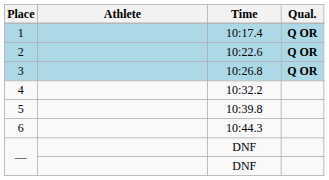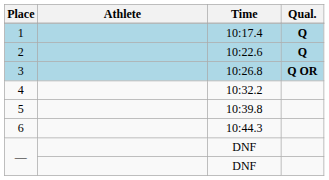(302, 33) Q OR -> (302, 33) Q
(302, 52) Q OR -> (302, 52) Q
